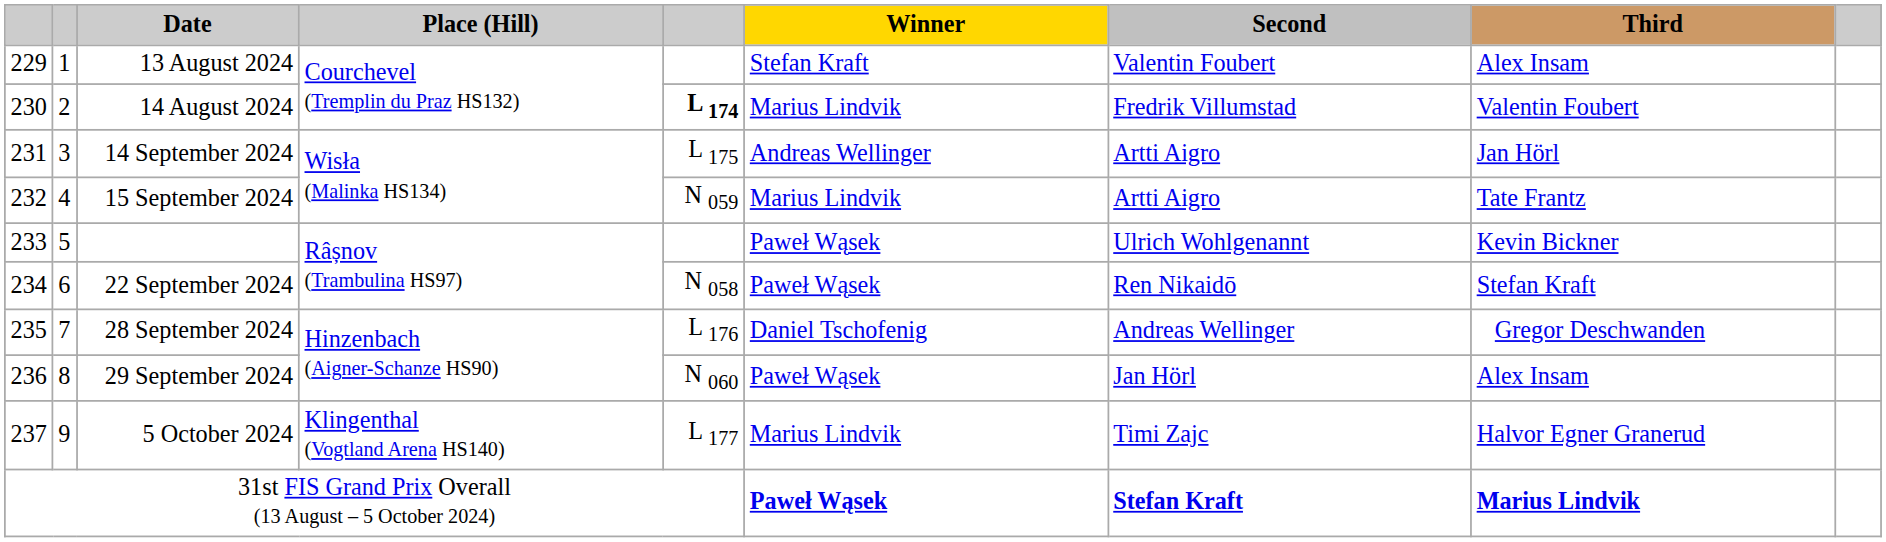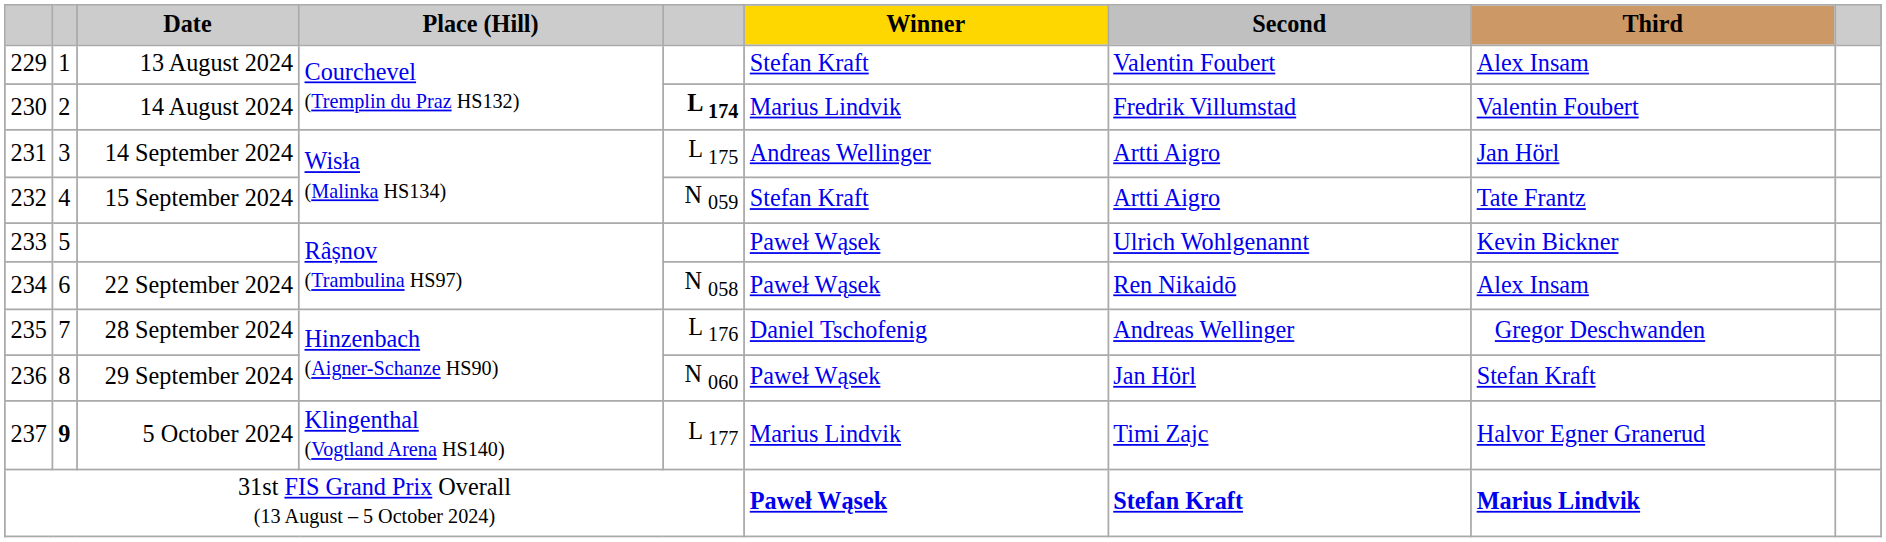(825, 198) Marius Lindvik -> (809, 198) Stefan Kraft
(1536, 284) Stefan Kraft -> (1533, 284) Alex Insam
(1533, 377) Alex Insam -> (1536, 377) Stefan Kraft
(64, 434) normal -> (64, 434) bold
